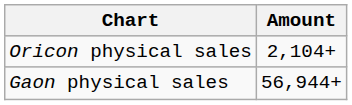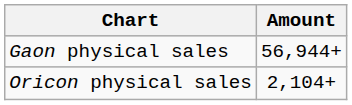rows swapped: (119, 83) <-> (131, 52)
